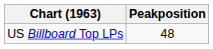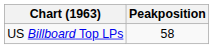(167, 33) 48 -> (167, 33) 58
